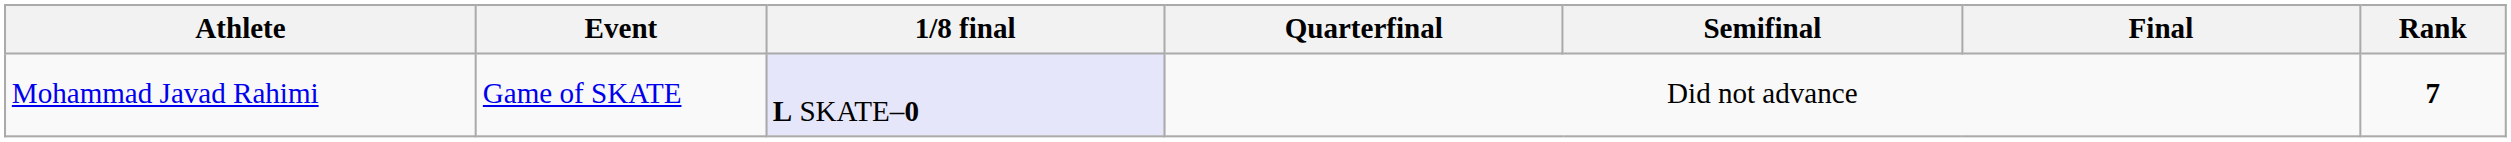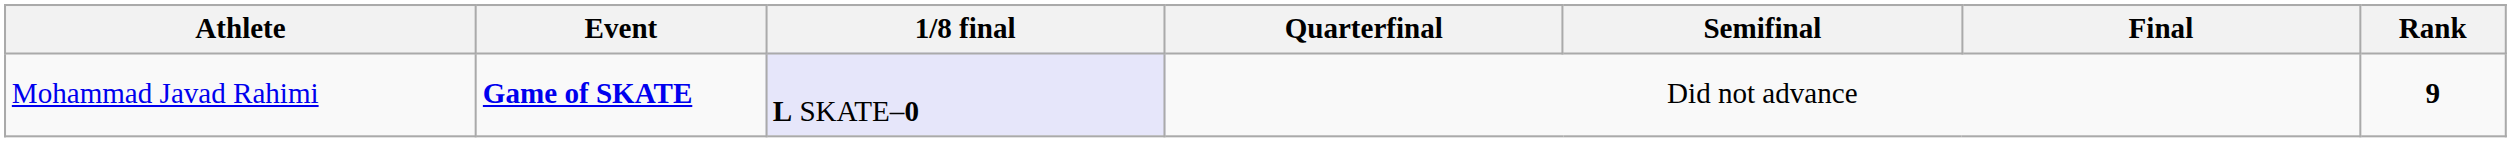(582, 94) normal -> (588, 94) bold
(2433, 94) 7 -> (2433, 94) 9
